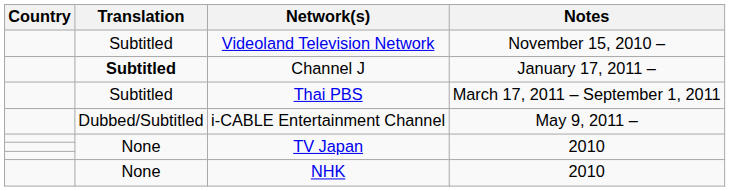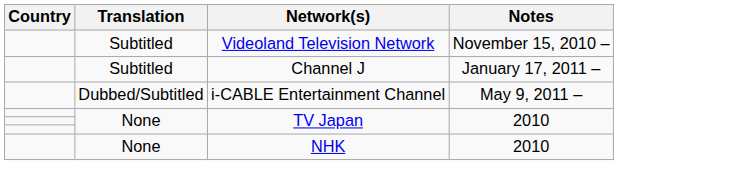(141, 69) bold -> (141, 69) normal
- row: (328, 95)
